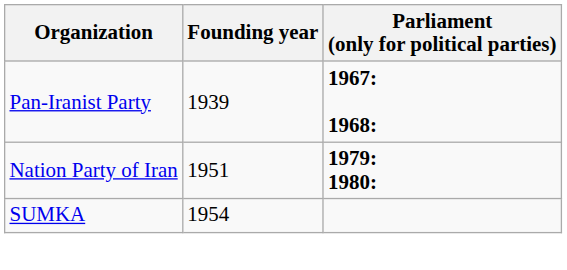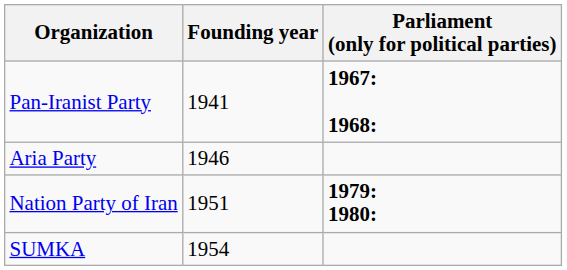(208, 101) 1939 -> (208, 101) 1941
+ row: (53, 158)
